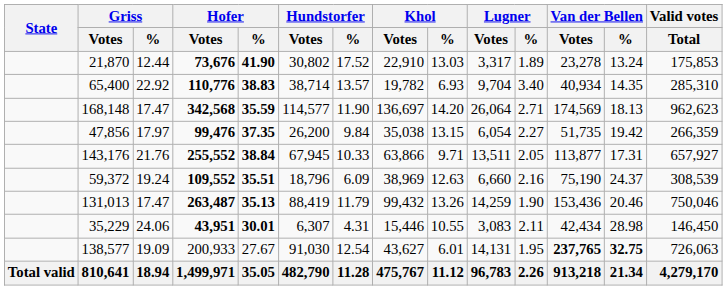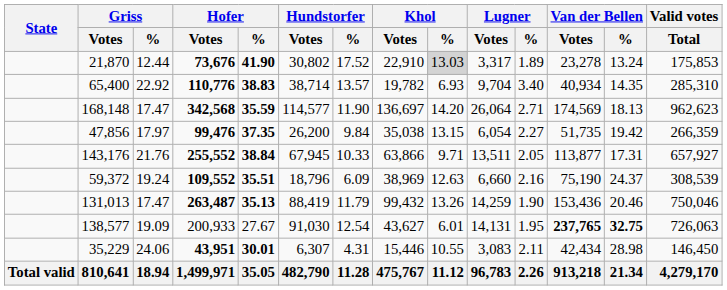(447, 62) no background -> (447, 62) lightgrey background
rows swapped: (106, 249) <-> (109, 226)
